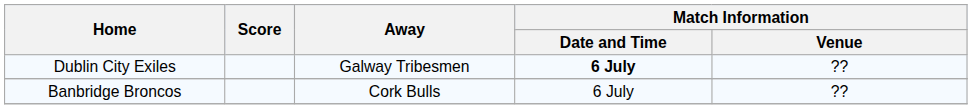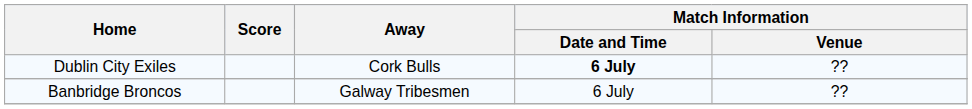(405, 67) Galway Tribesmen -> (405, 67) Cork Bulls
(405, 92) Cork Bulls -> (405, 92) Galway Tribesmen
